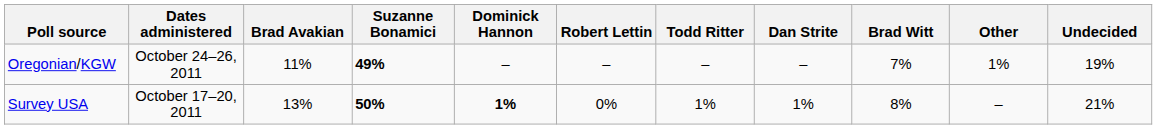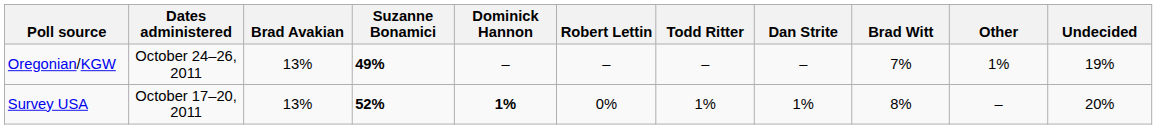(297, 64) 11% -> (297, 64) 13%
(370, 104) 50% -> (370, 104) 52%
(1100, 104) 21% -> (1100, 104) 20%
